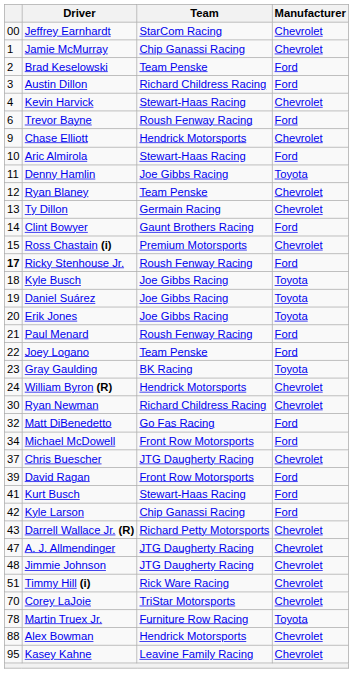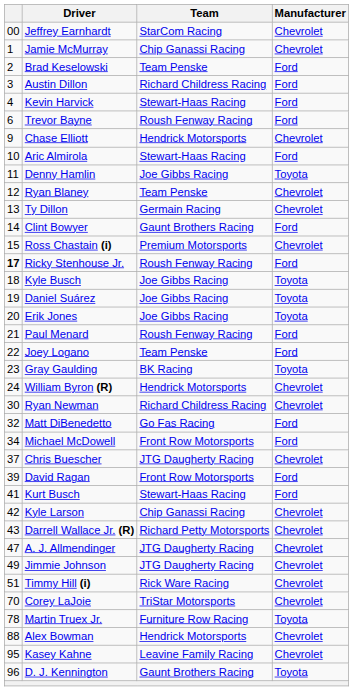(299, 102) Chevrolet -> (286, 102) Ford
(286, 512) Ford -> (299, 512) Chevrolet
(13, 565) 48 -> (13, 565) 49
+ row: (66, 672)
